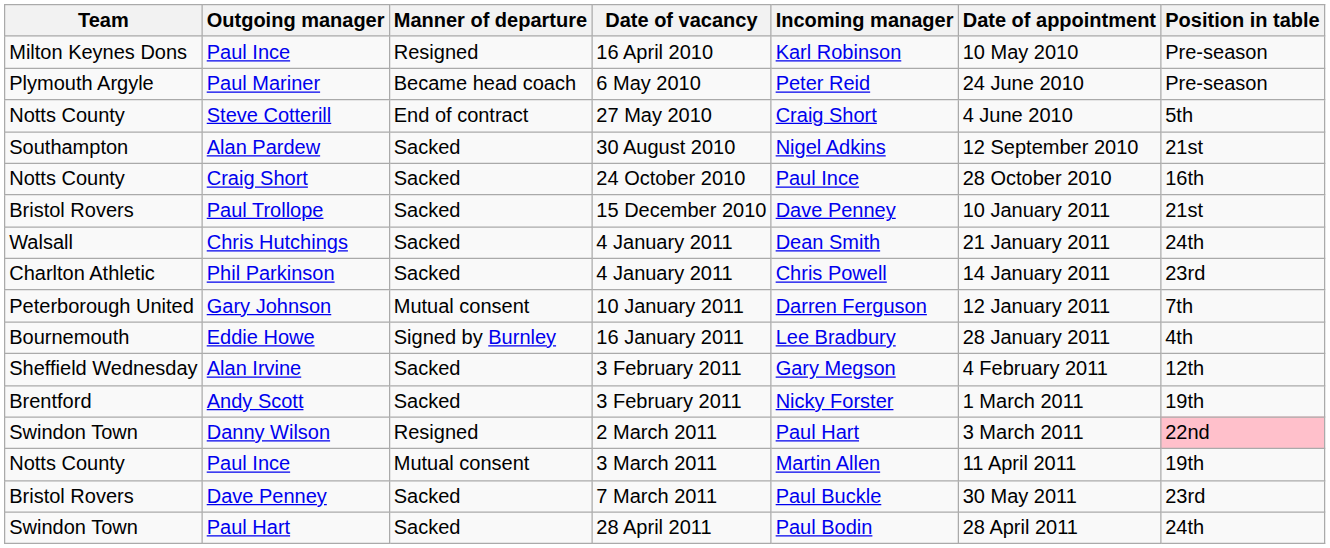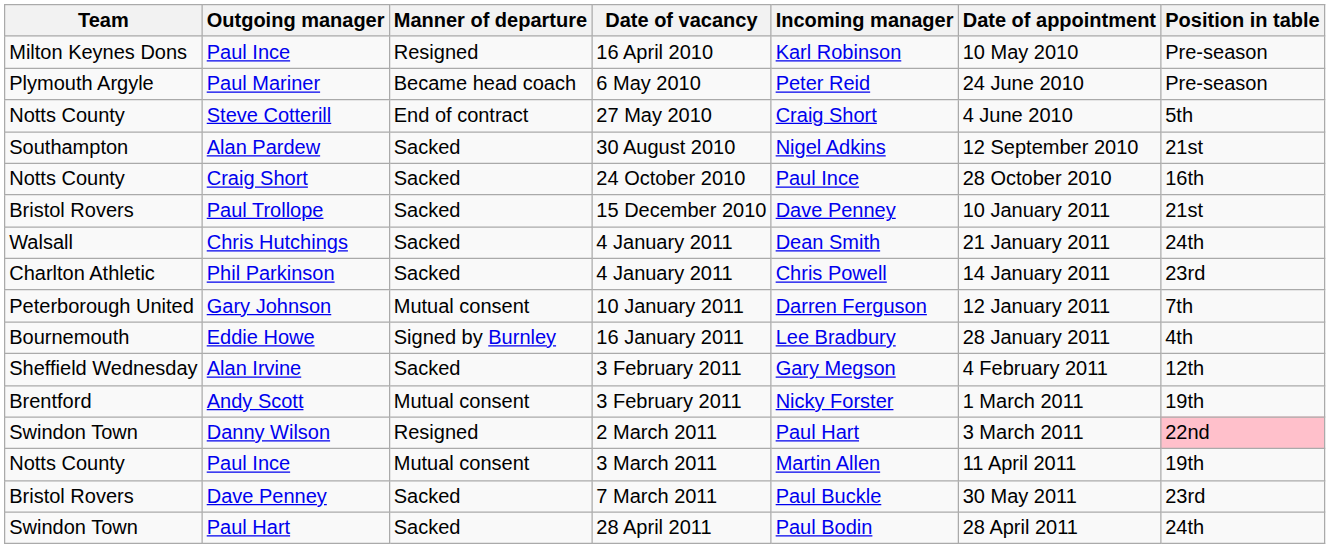(427, 400) Sacked -> (462, 400) Mutual consent
